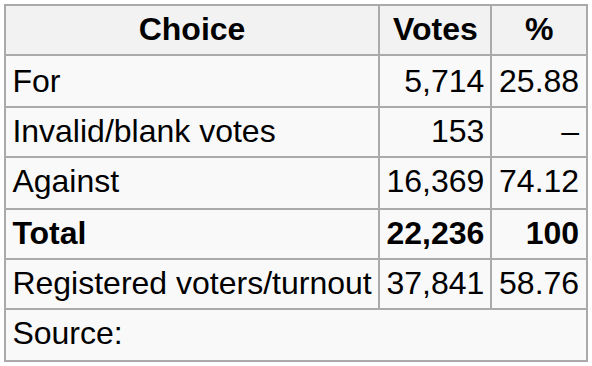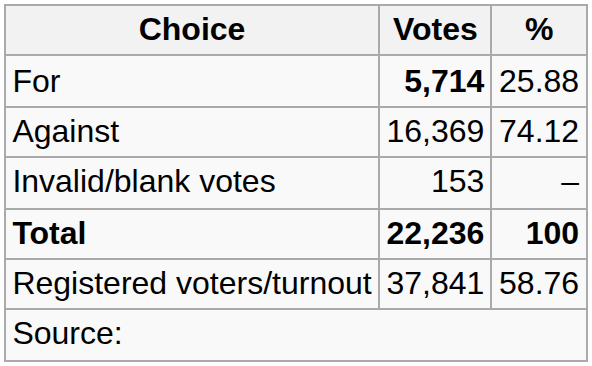(444, 80) normal -> (444, 80) bold
rows swapped: (66, 182) <-> (144, 131)
